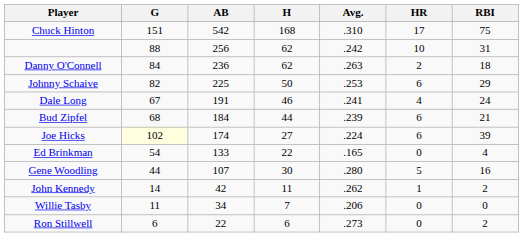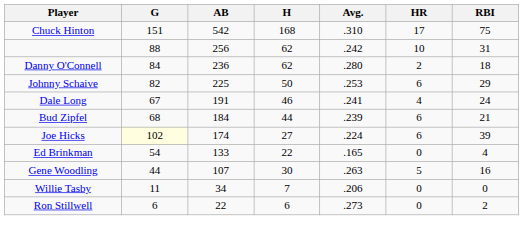(353, 65) .263 -> (353, 65) .280
(353, 170) .280 -> (353, 170) .263
- row: (63, 188)
